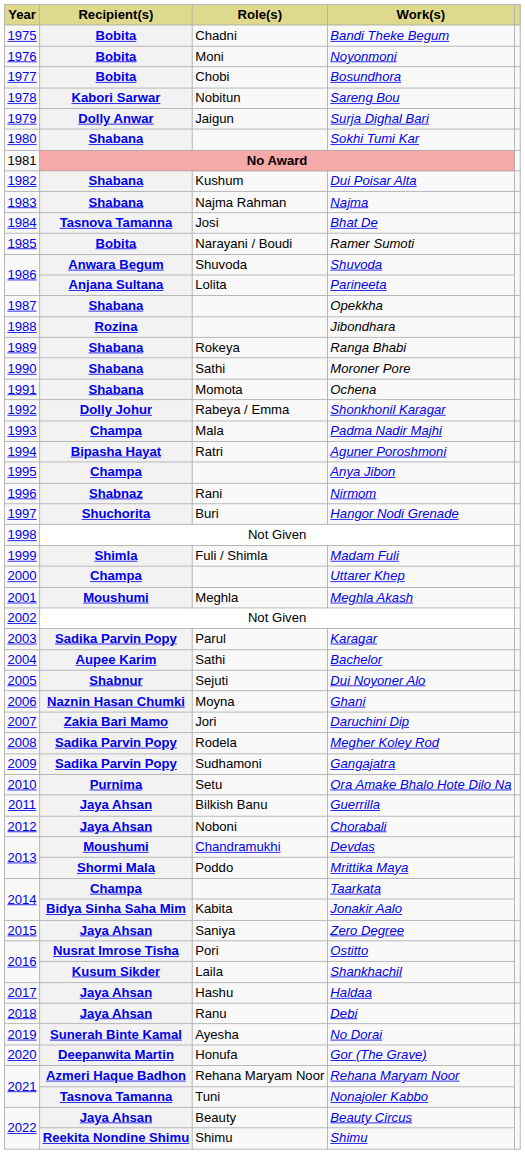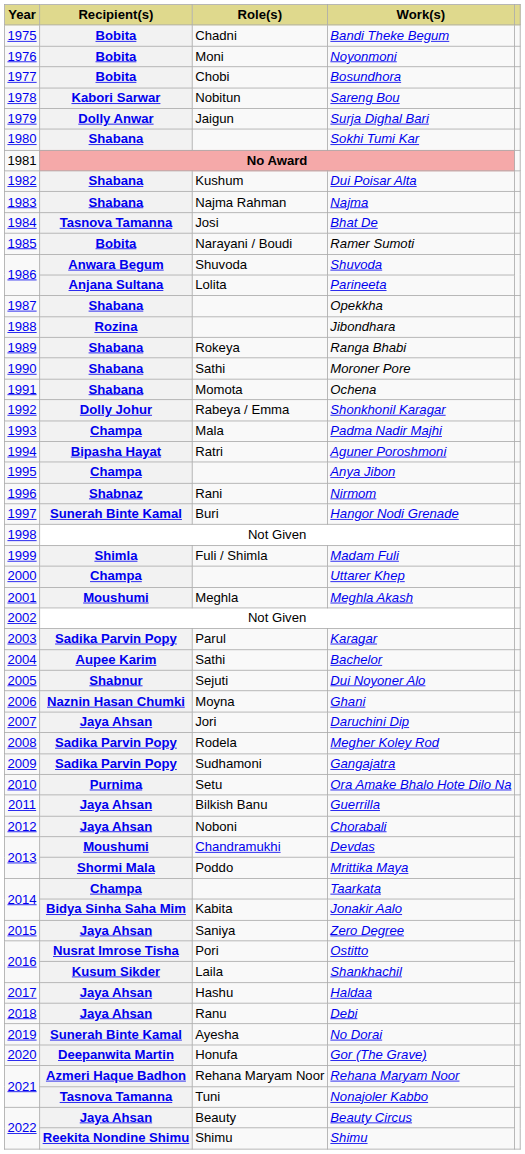(116, 514) Shuchorita -> (116, 514) Sunerah Binte Kamal
(116, 722) Zakia Bari Mamo -> (116, 722) Jaya Ahsan
